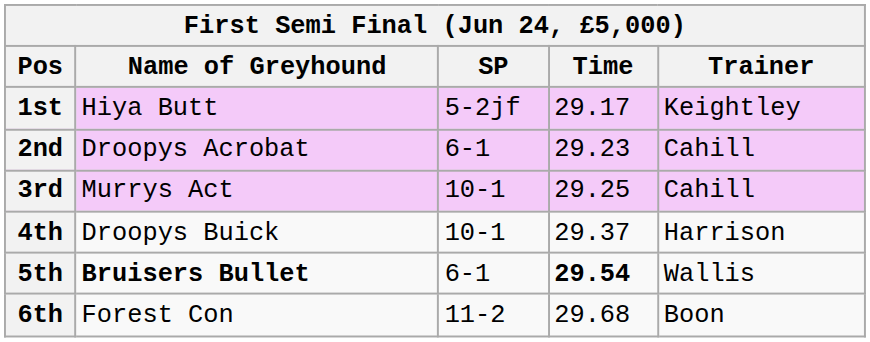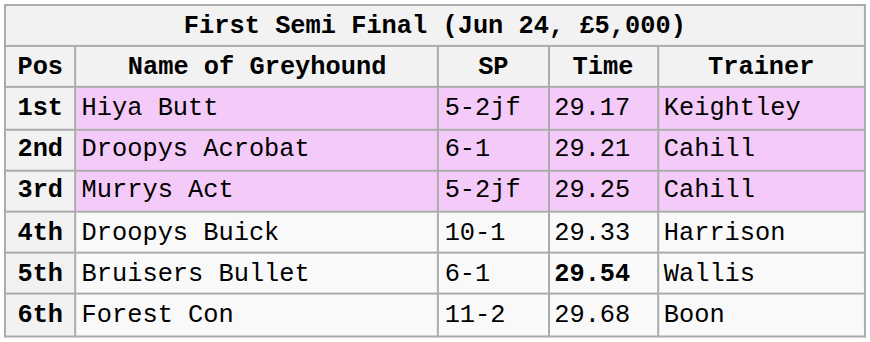(592, 150) 29.23 -> (592, 150) 29.21
(475, 191) 10-1 -> (483, 191) 5-2jf
(592, 232) 29.37 -> (592, 232) 29.33
(196, 274) bold -> (196, 274) normal
